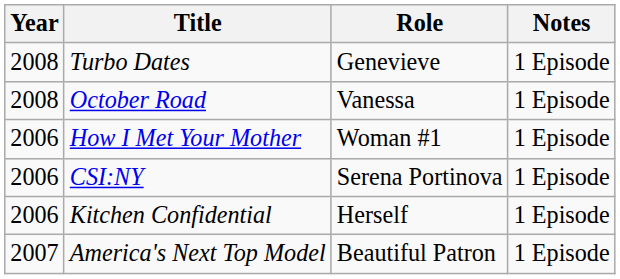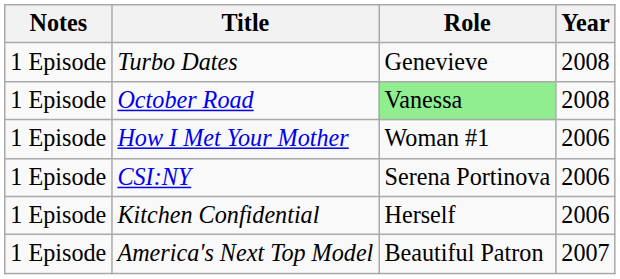columns swapped: (34, 23) <-> (562, 23)
(376, 100) no background -> (423, 100) lightgreen background
